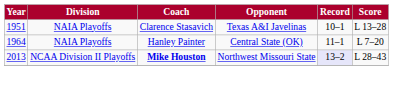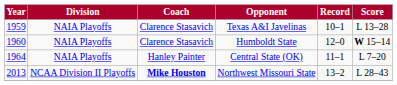(16, 27) 1951 -> (16, 27) 1959
+ row: (267, 42)
(335, 57) lavender background -> (335, 73) no background
